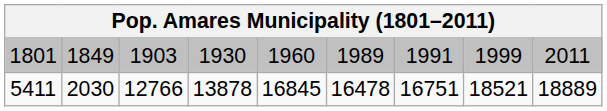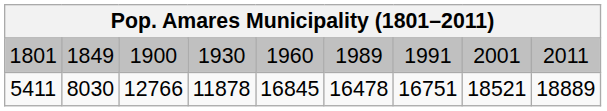(153, 55) 1903 -> (153, 55) 1900
(498, 55) 1999 -> (497, 55) 2001
(90, 88) 2030 -> (90, 88) 8030
(222, 88) 13878 -> (222, 88) 11878
